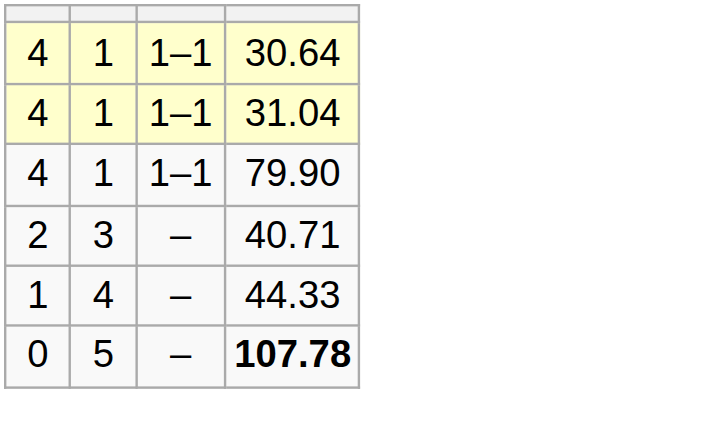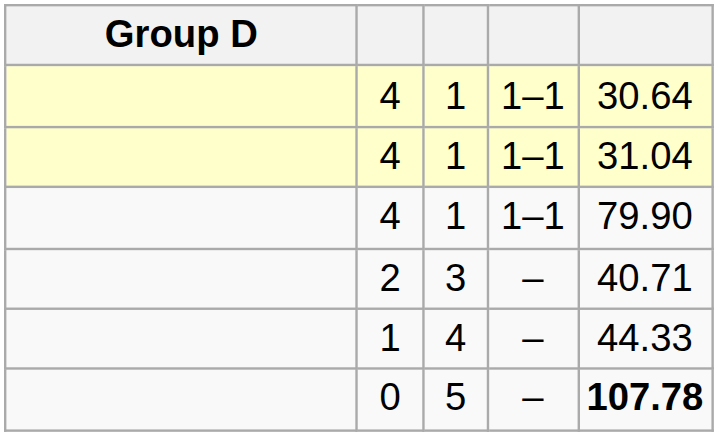+ column: (181, 34)
